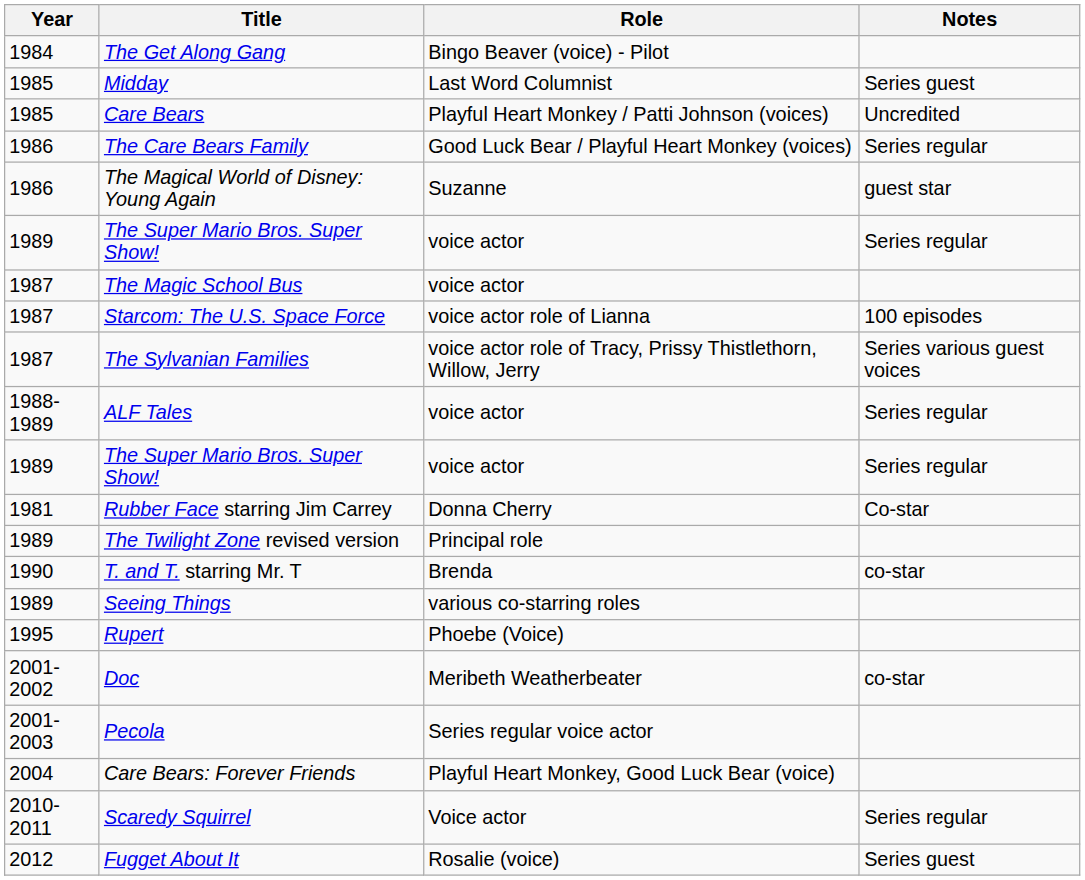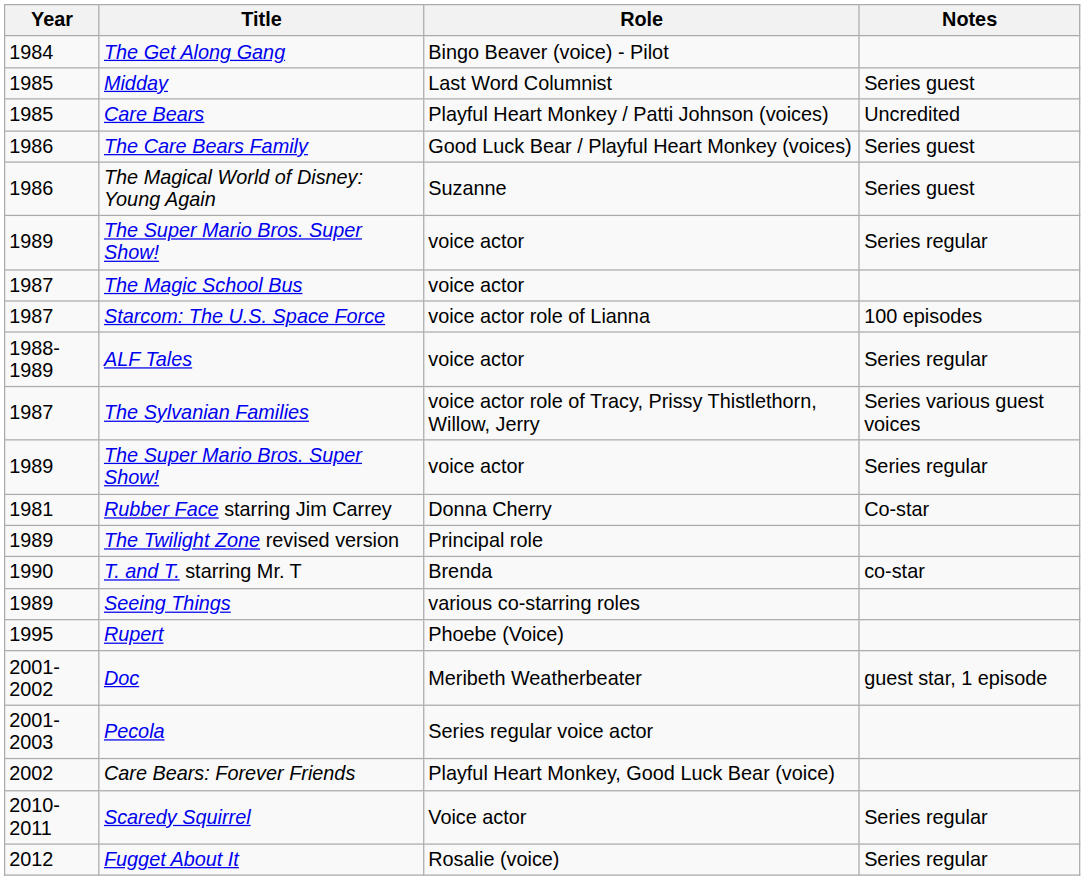(926, 146) Series regular -> (919, 146) Series guest
(908, 188) guest star -> (919, 188) Series guest
rows swapped: (206, 359) <-> (148, 413)
(894, 677) co-star -> (956, 677) guest star, 1 episode
(31, 774) 2004 -> (31, 774) 2002
(919, 859) Series guest -> (926, 859) Series regular
